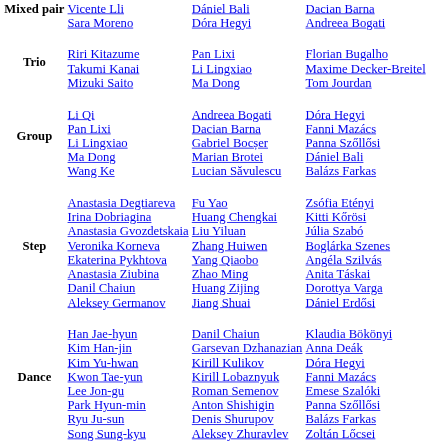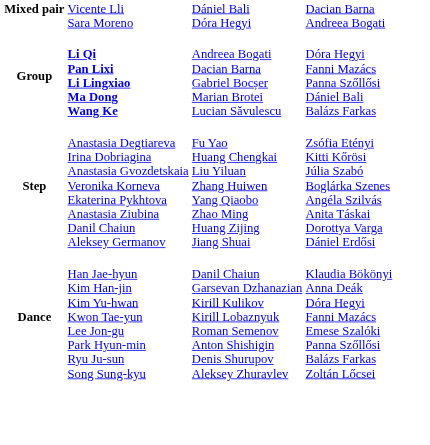- row: (34, 61)
(98, 143) normal -> (99, 83) bold
